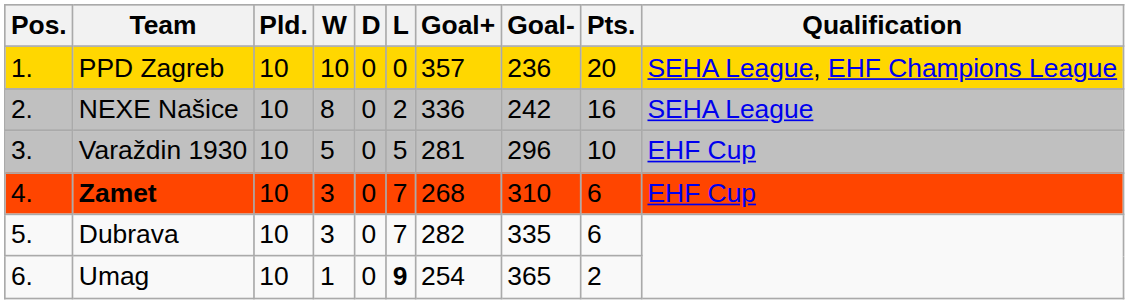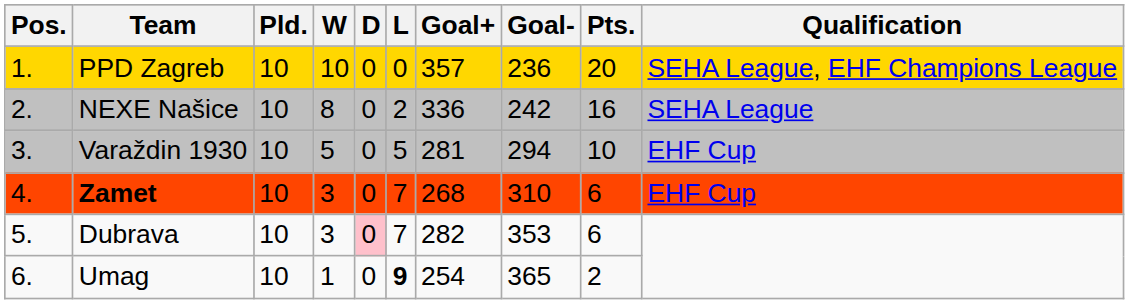(529, 151) 296 -> (529, 151) 294
(369, 234) no background -> (369, 234) pink background
(529, 234) 335 -> (529, 234) 353
